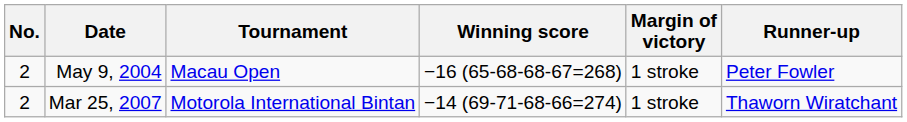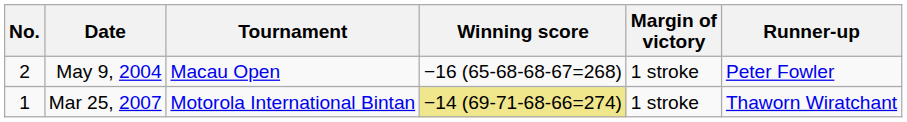(24, 102) 2 -> (24, 102) 1
(523, 102) no background -> (523, 102) khaki background
